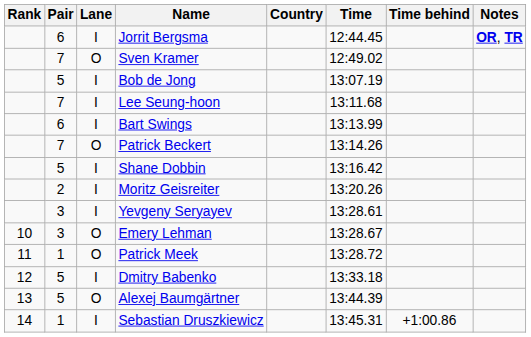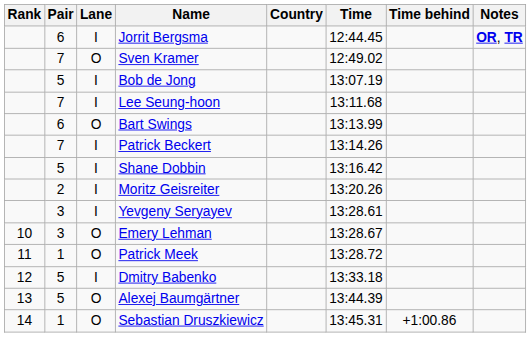(96, 124) I -> (96, 124) O
(96, 146) O -> (96, 146) I
(96, 320) I -> (96, 320) O
